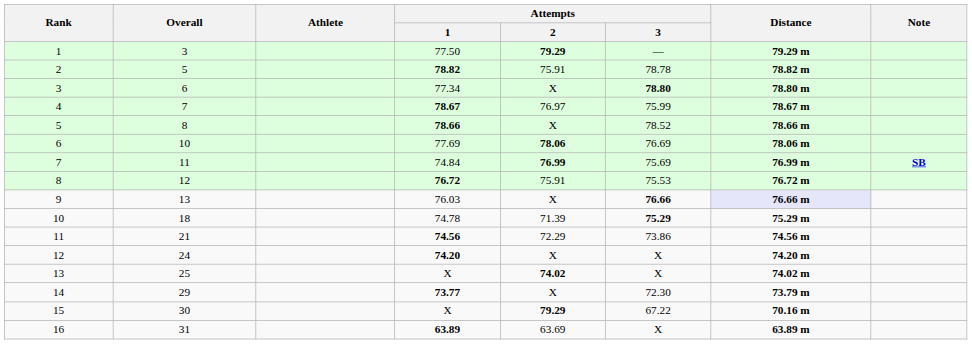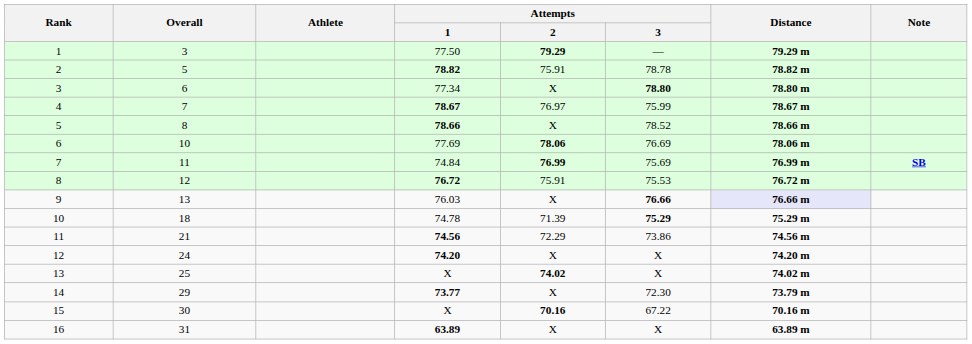(553, 310) 79.29 -> (553, 310) 70.16
(553, 329) 63.69 -> (553, 329) X
